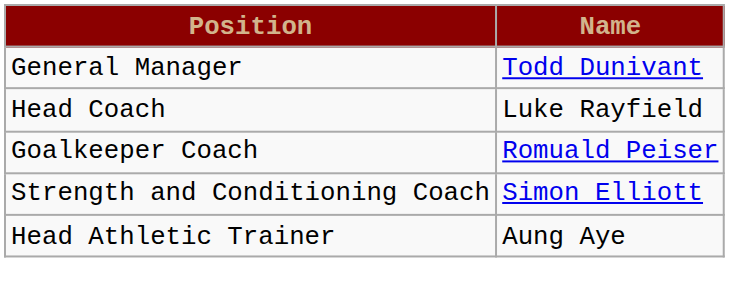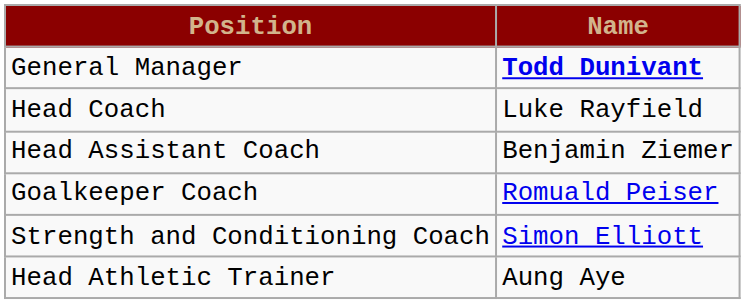(603, 68) normal -> (603, 68) bold
+ row: (166, 152)
